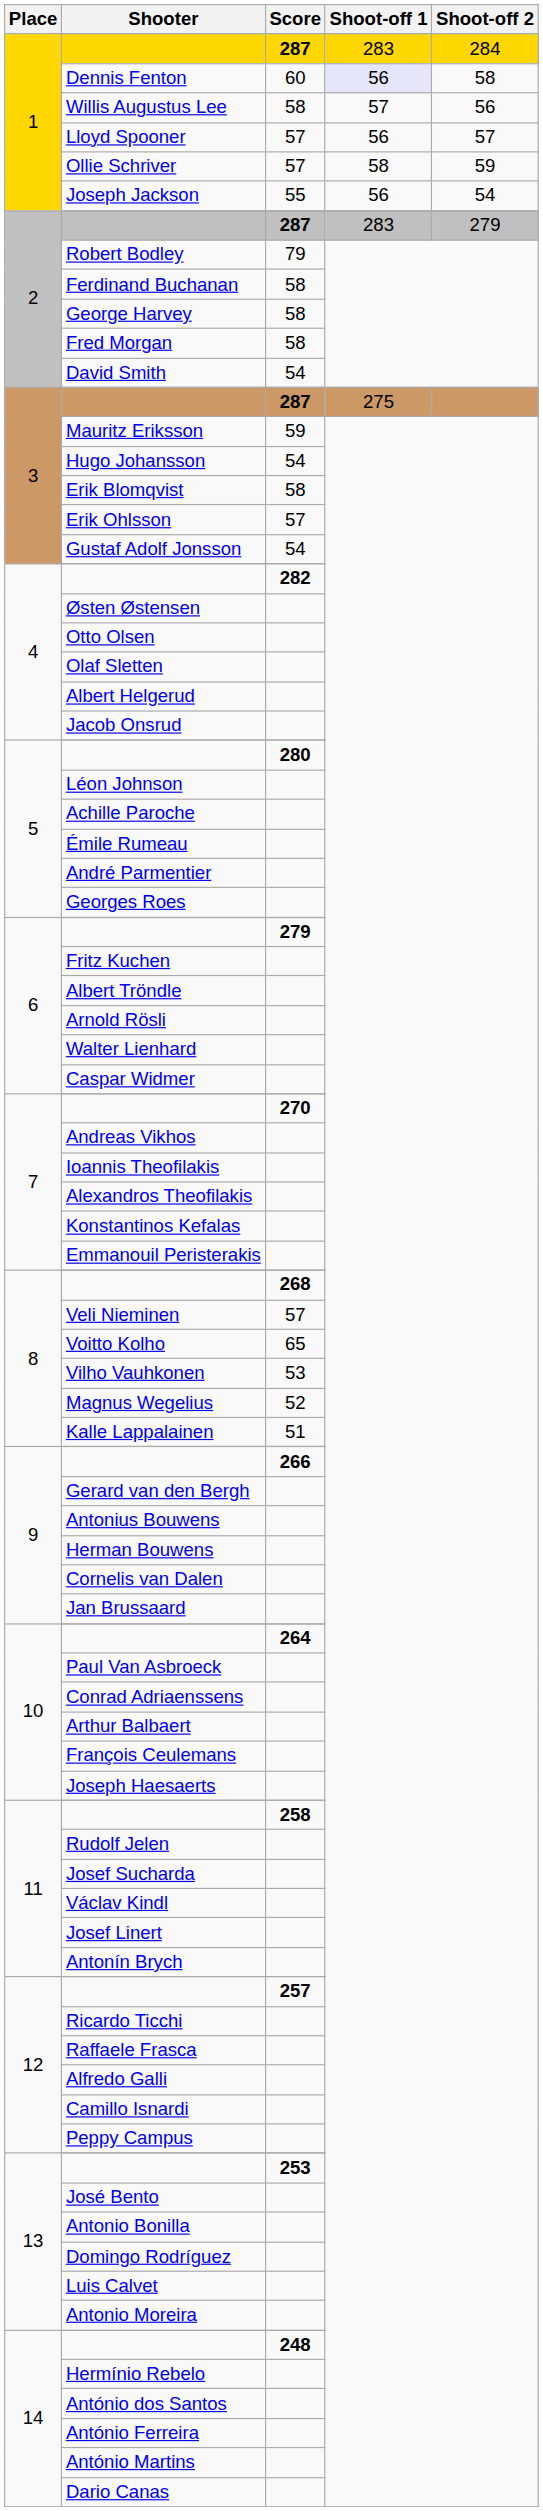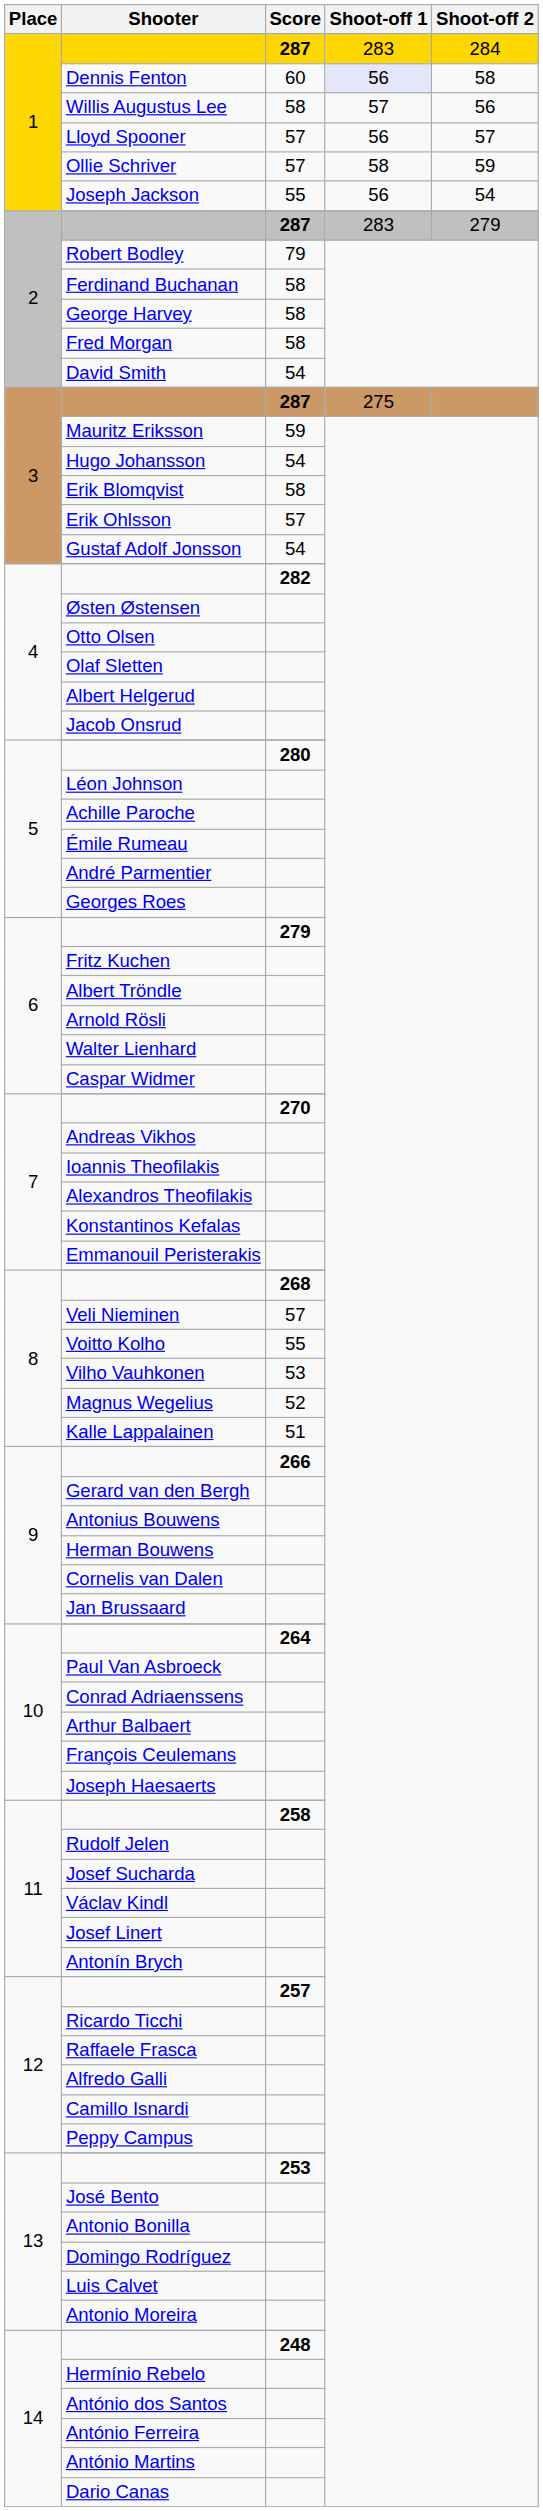(295, 1343) 65 -> (295, 1343) 55
